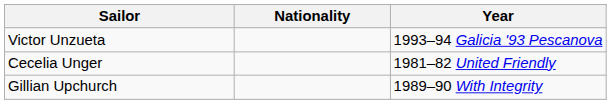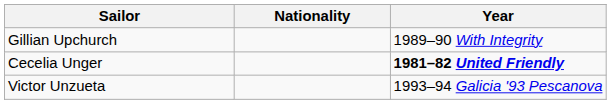rows swapped: (57, 39) <-> (62, 87)
(475, 63) normal -> (479, 63) bold
